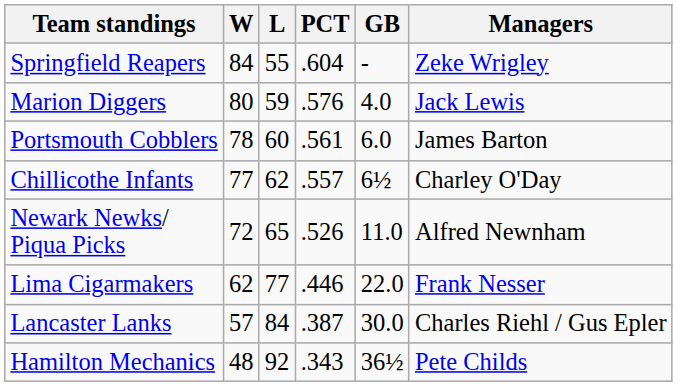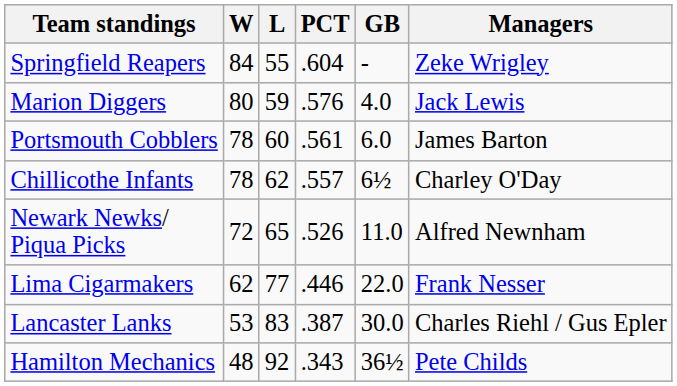(241, 179) 77 -> (241, 179) 78
(241, 323) 57 -> (241, 323) 53
(277, 323) 84 -> (277, 323) 83
